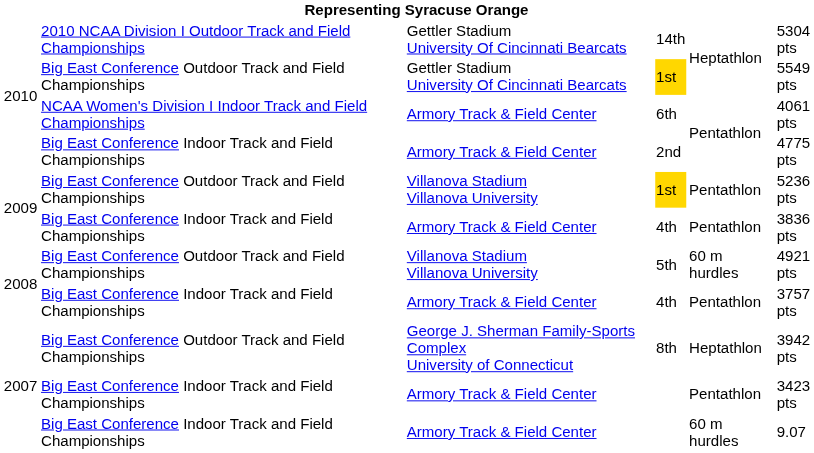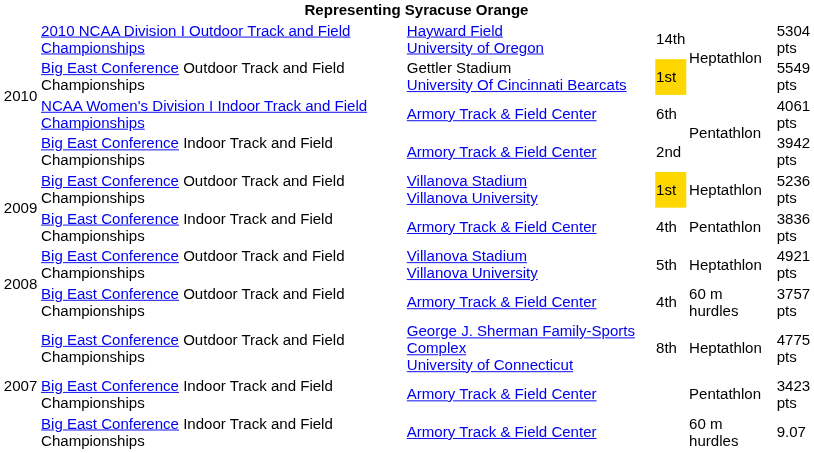(517, 39) Gettler Stadium University Of Cincinnati Bearcats -> (475, 39) Hayward Field University of Oregon
(793, 152) 4775 pts -> (793, 152) 3942 pts
(725, 189) Pentathlon -> (725, 189) Heptathlon
(714, 265) 60 m hurdles -> (725, 265) Heptathlon
(187, 302) Big East Conference Indoor Track and Field Championships -> (193, 302) Big East Conference Outdoor Track and Field Championships
(725, 302) Pentathlon -> (714, 302) 60 m hurdles
(793, 348) 3942 pts -> (793, 348) 4775 pts
